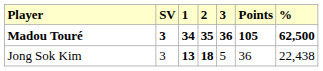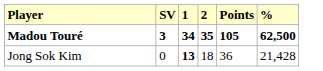- column: (223, 14)
(162, 55) 3 -> (162, 55) 0
(207, 55) bold -> (207, 55) normal
(297, 55) 22,438 -> (278, 55) 21,428
